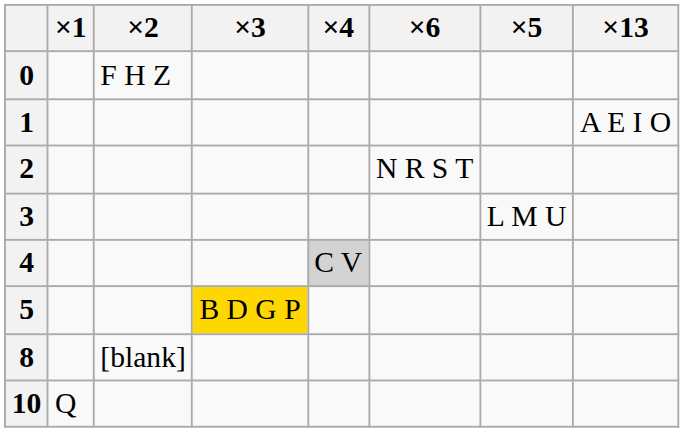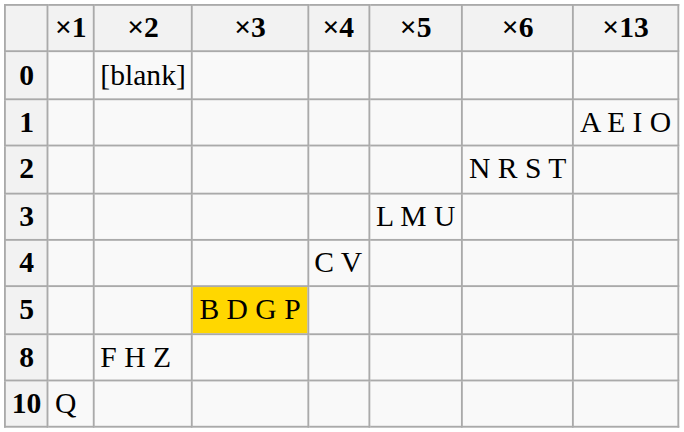columns swapped: (527, 27) <-> (425, 27)
(136, 74) F H Z -> (143, 74) [blank]
(338, 262) lightgrey background -> (338, 262) no background
(143, 356) [blank] -> (136, 356) F H Z
